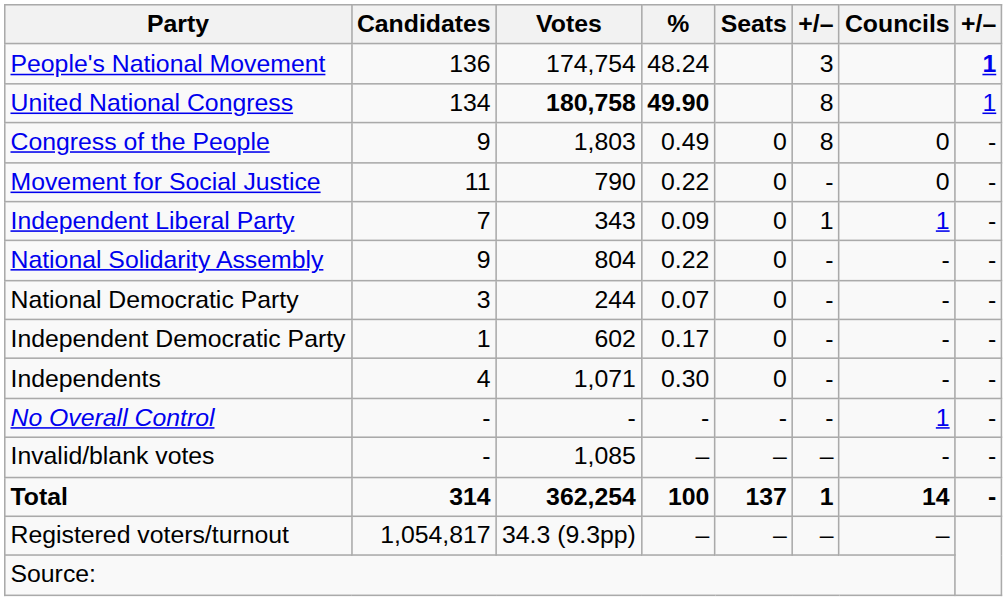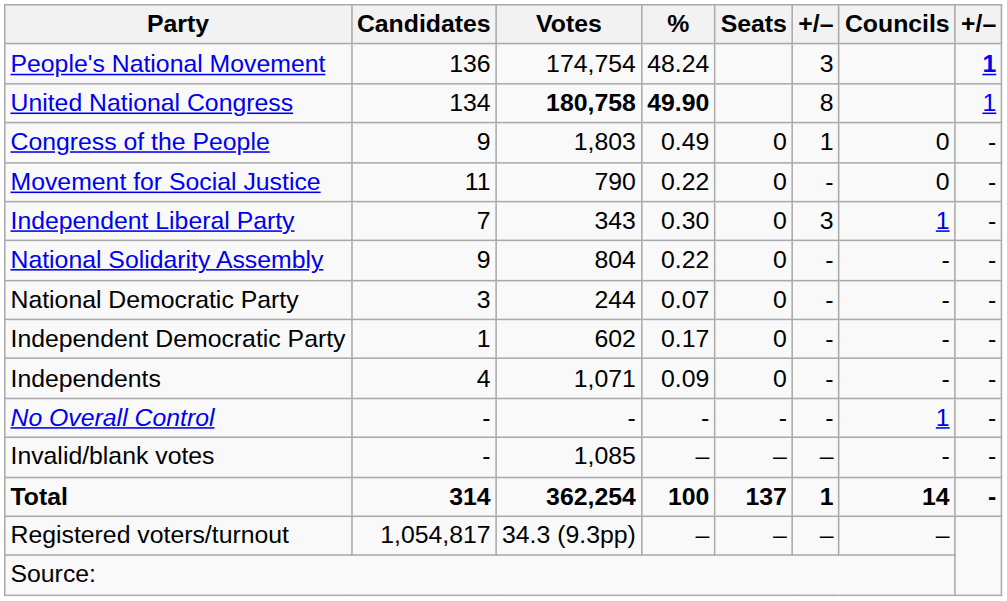(827, 142) 8 -> (827, 142) 1
(685, 220) 0.09 -> (685, 220) 0.30
(827, 220) 1 -> (827, 220) 3
(685, 378) 0.30 -> (685, 378) 0.09
